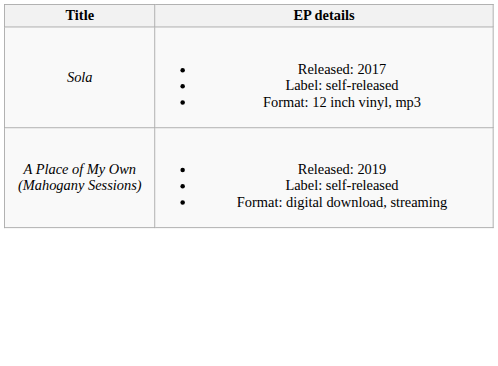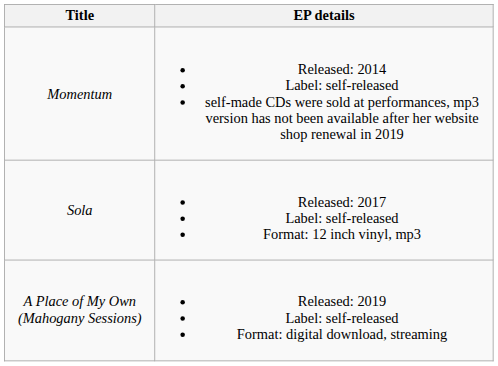+ row: (80, 93)
